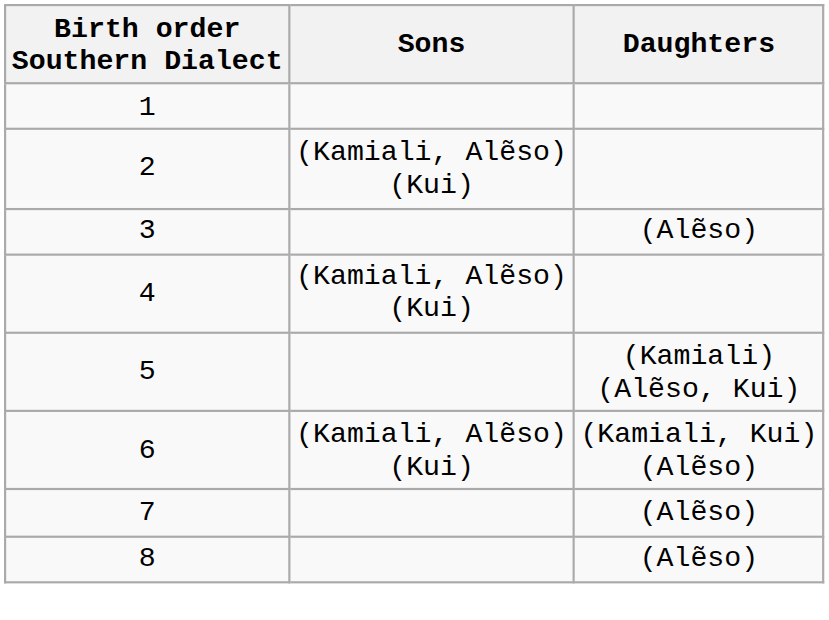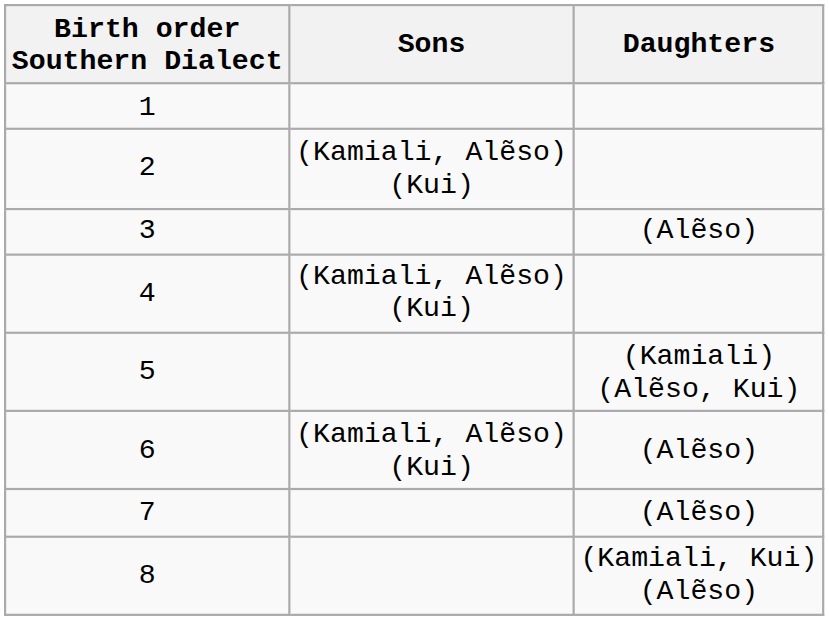(699, 450) (Kamiali, Kui) (Alẽso) -> (699, 450) (Alẽso)
(699, 559) (Alẽso) -> (699, 575) (Kamiali, Kui) (Alẽso)
